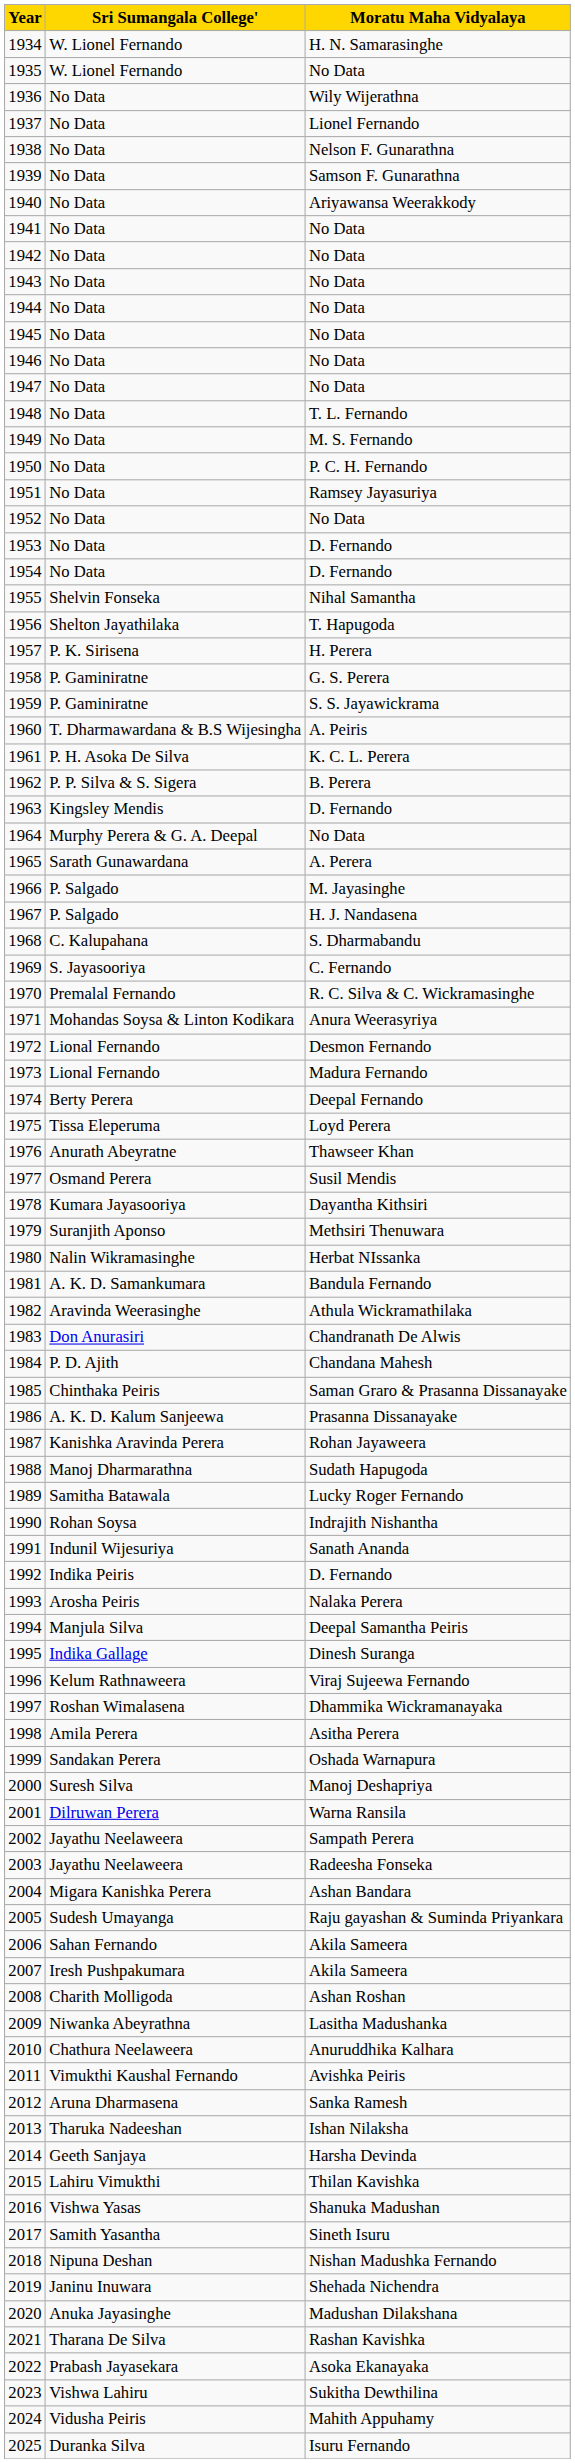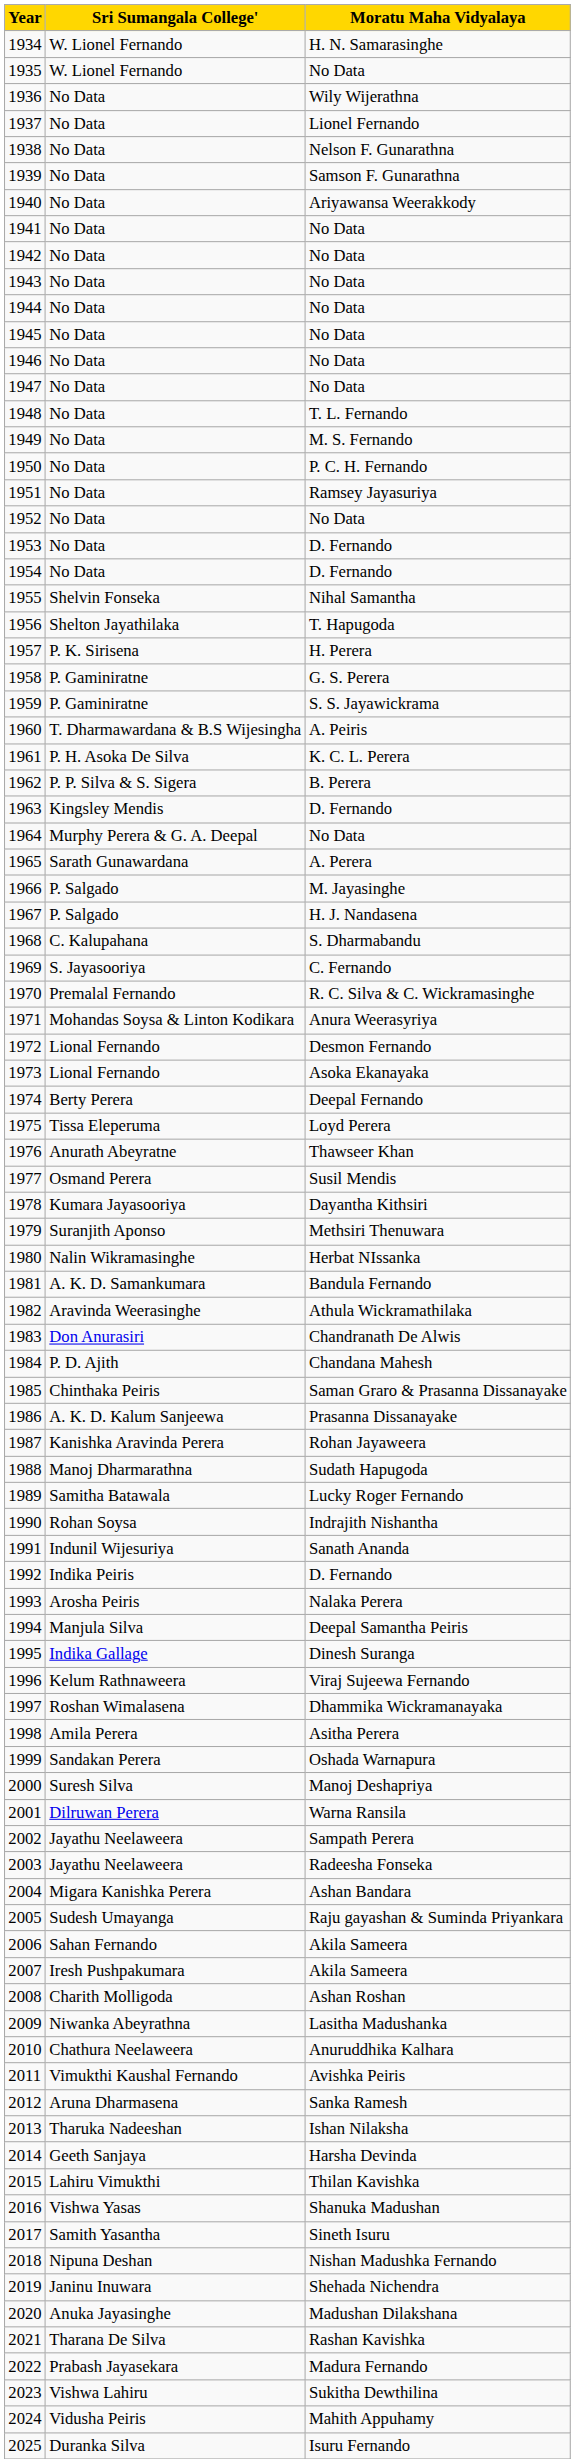(368, 1073) Madura Fernando -> (369, 1073) Asoka Ekanayaka
(369, 2366) Asoka Ekanayaka -> (368, 2366) Madura Fernando
